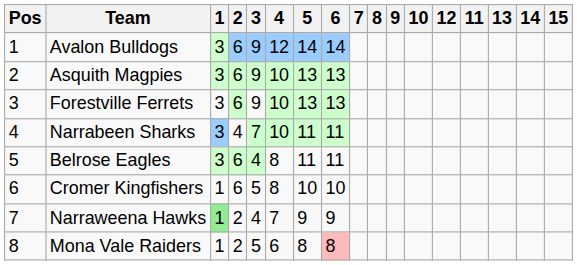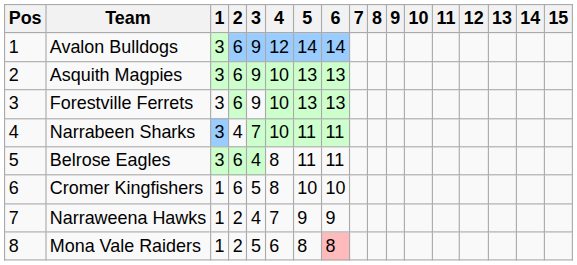columns swapped: (474, 18) <-> (447, 18)
(219, 217) lightgreen background -> (219, 217) no background
